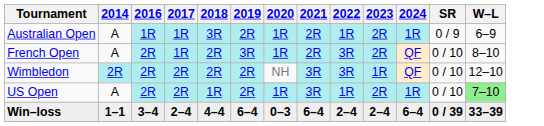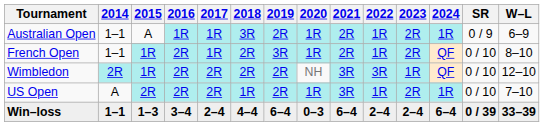+ column: (148, 14)
(115, 33) A -> (115, 33) 1–1
(115, 53) A -> (115, 53) 1–1
(347, 53) 3R -> (380, 53) 1R
(486, 92) lightgreen background -> (519, 92) no background
